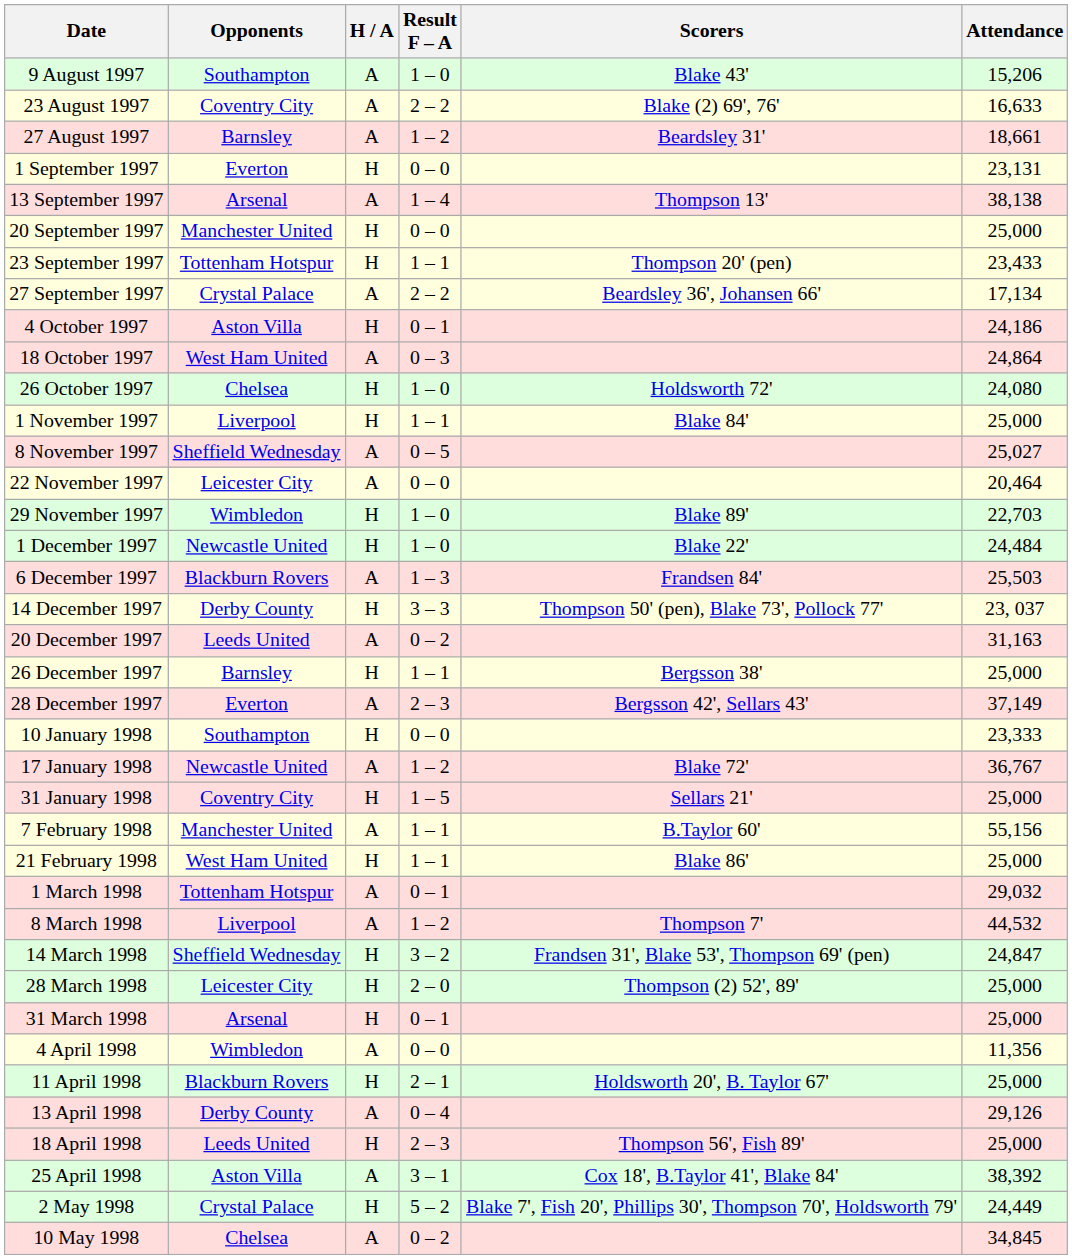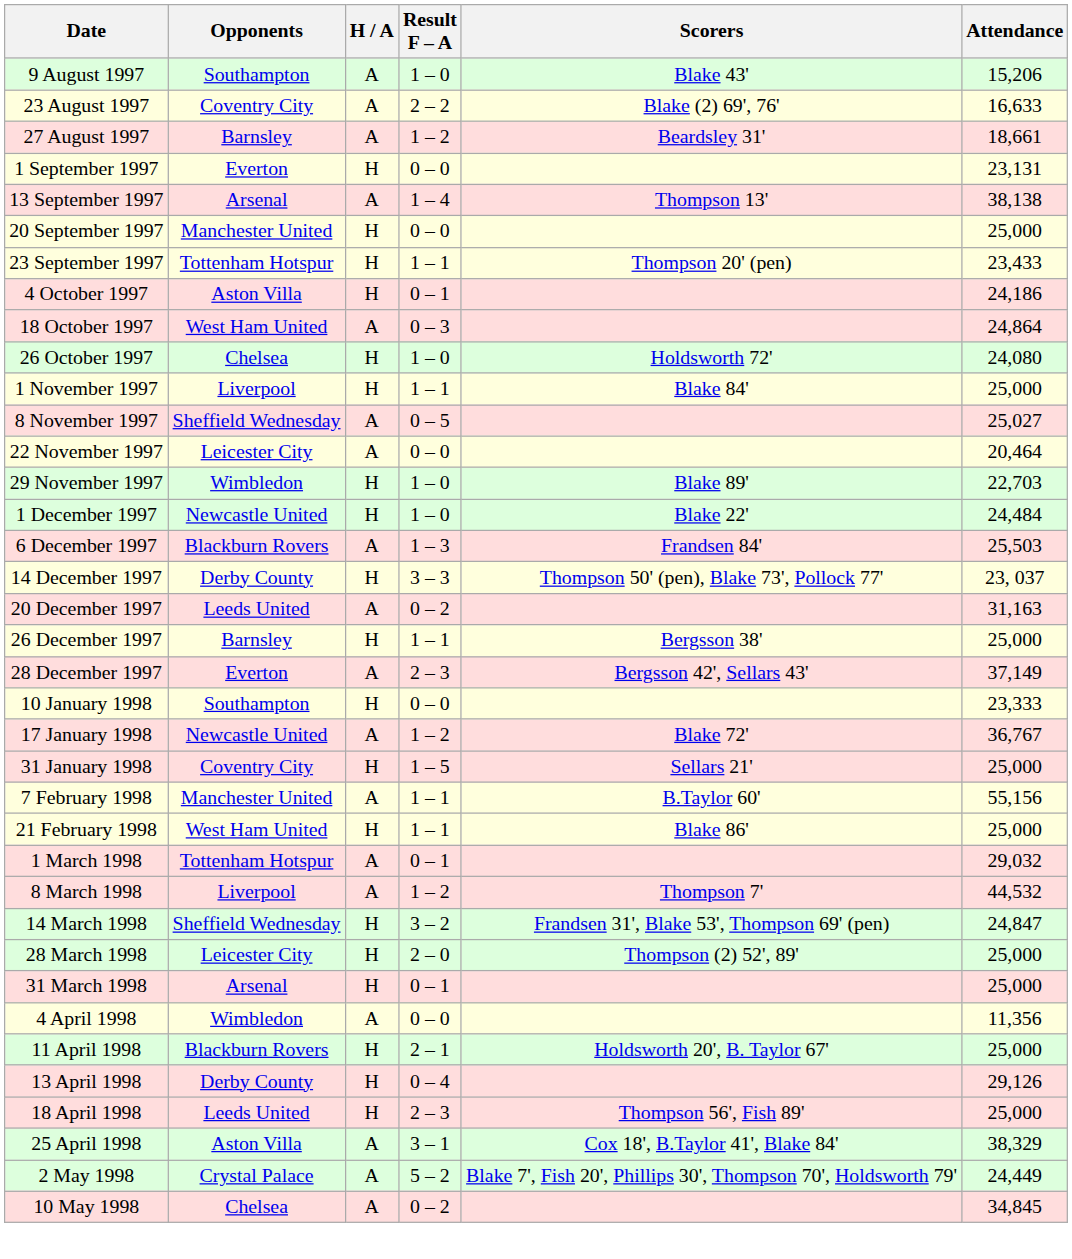- row: (86, 294)
(372, 1112) A -> (372, 1080) H
(1015, 1175) 38,392 -> (1015, 1143) 38,329
(372, 1206) H -> (372, 1175) A
